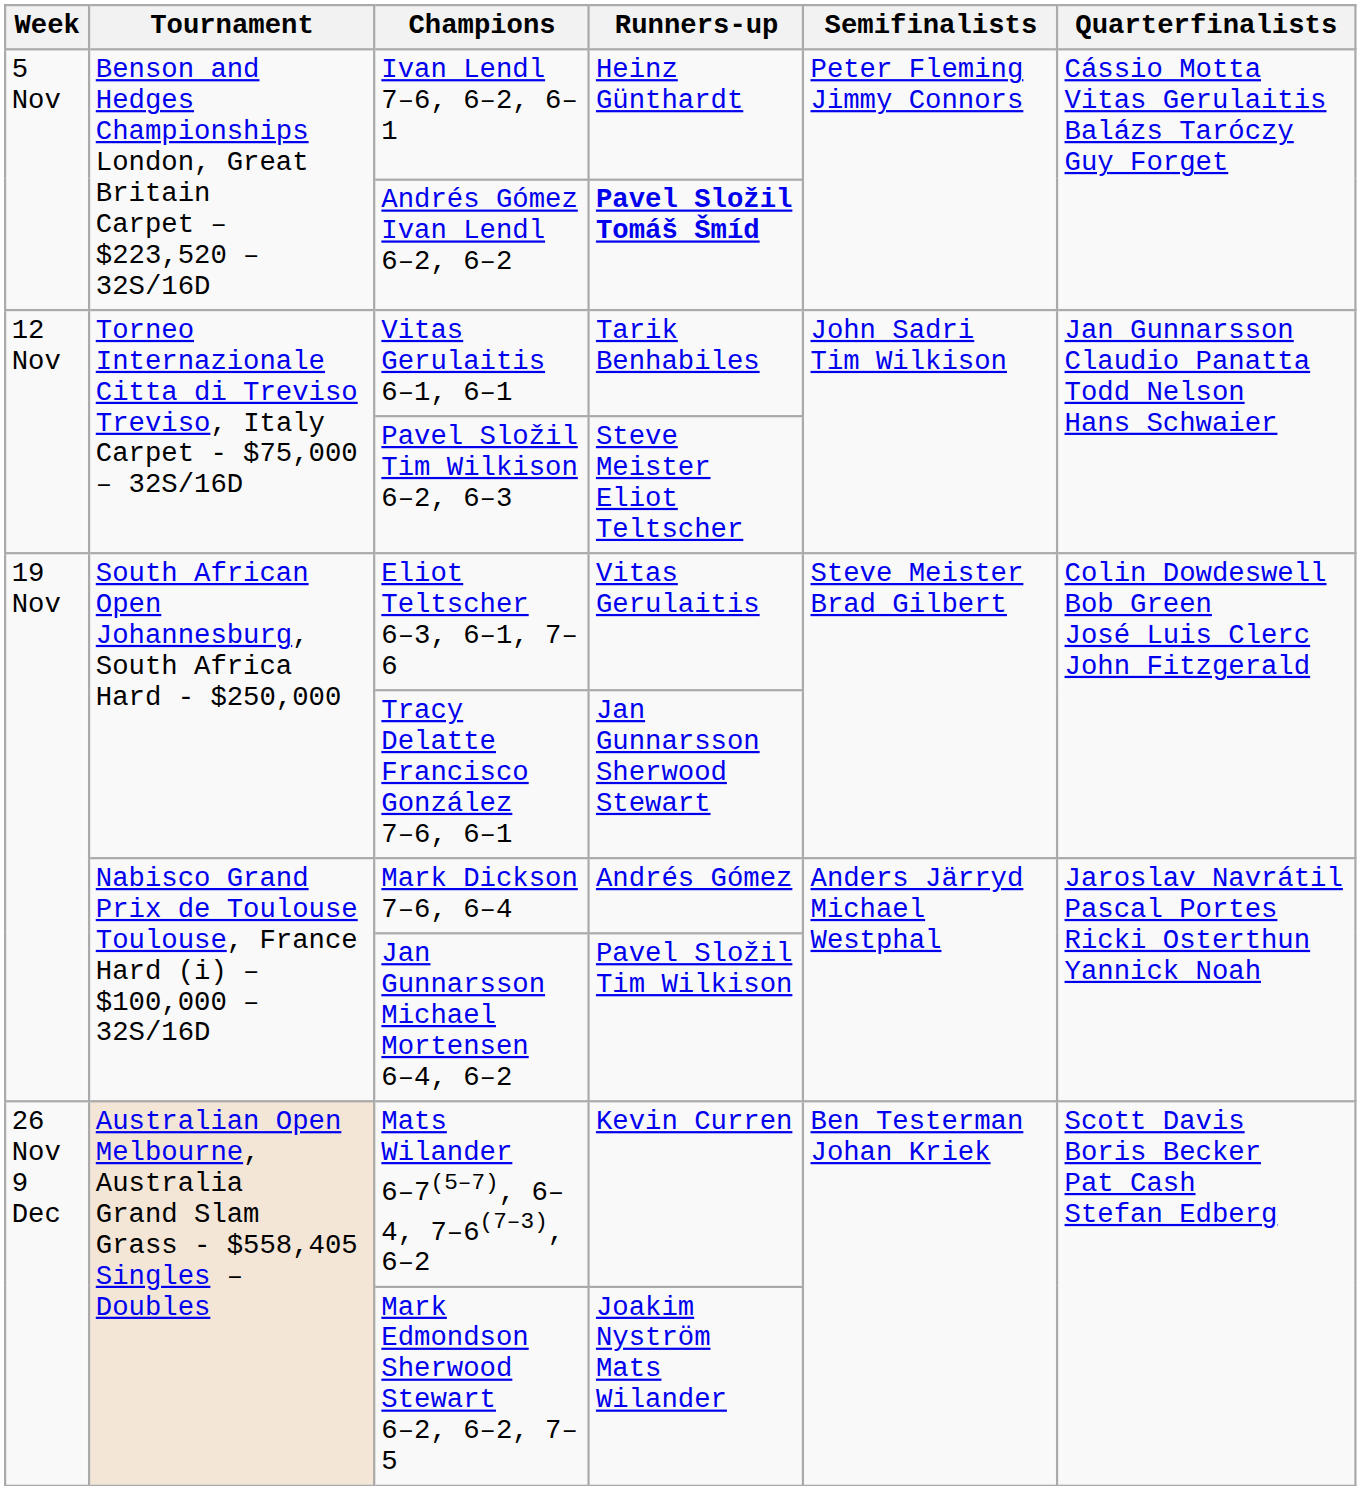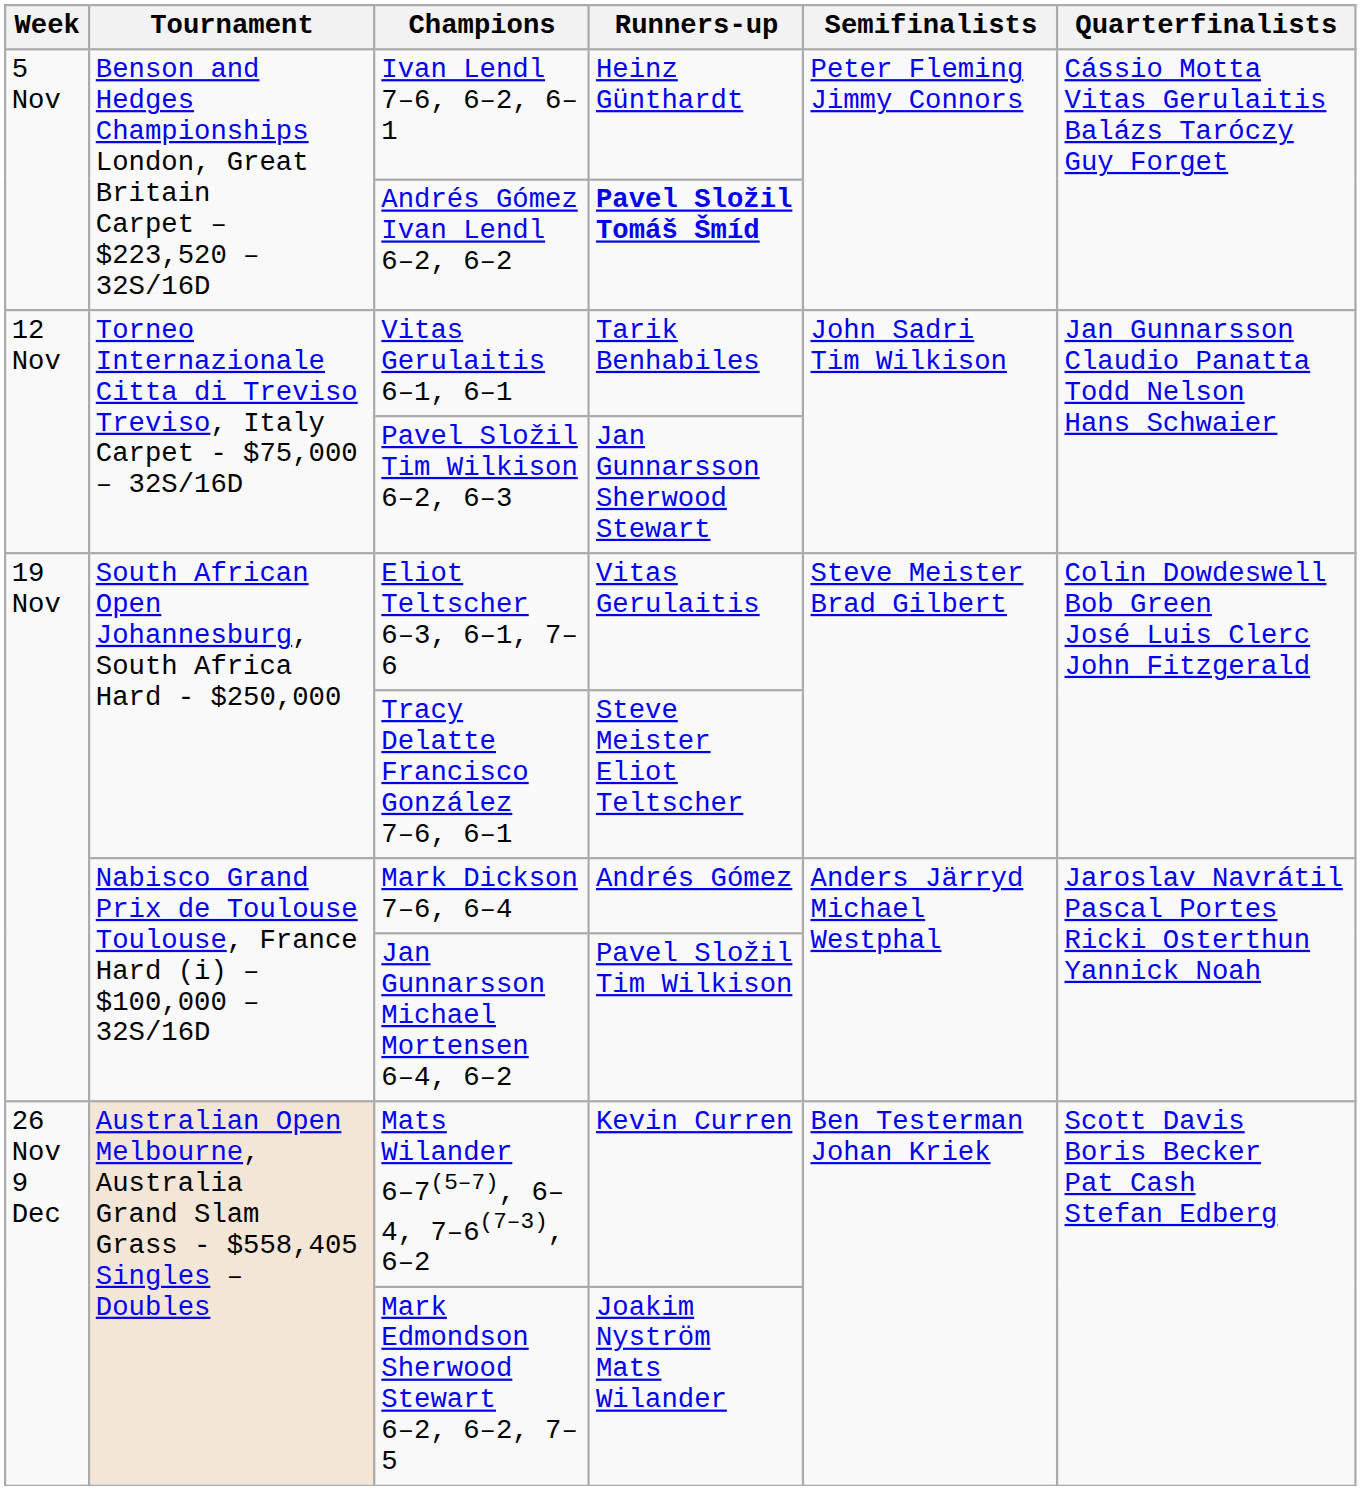(670, 485) Steve Meister Eliot Teltscher -> (678, 485) Jan Gunnarsson Sherwood Stewart
(678, 758) Jan Gunnarsson Sherwood Stewart -> (670, 758) Steve Meister Eliot Teltscher
